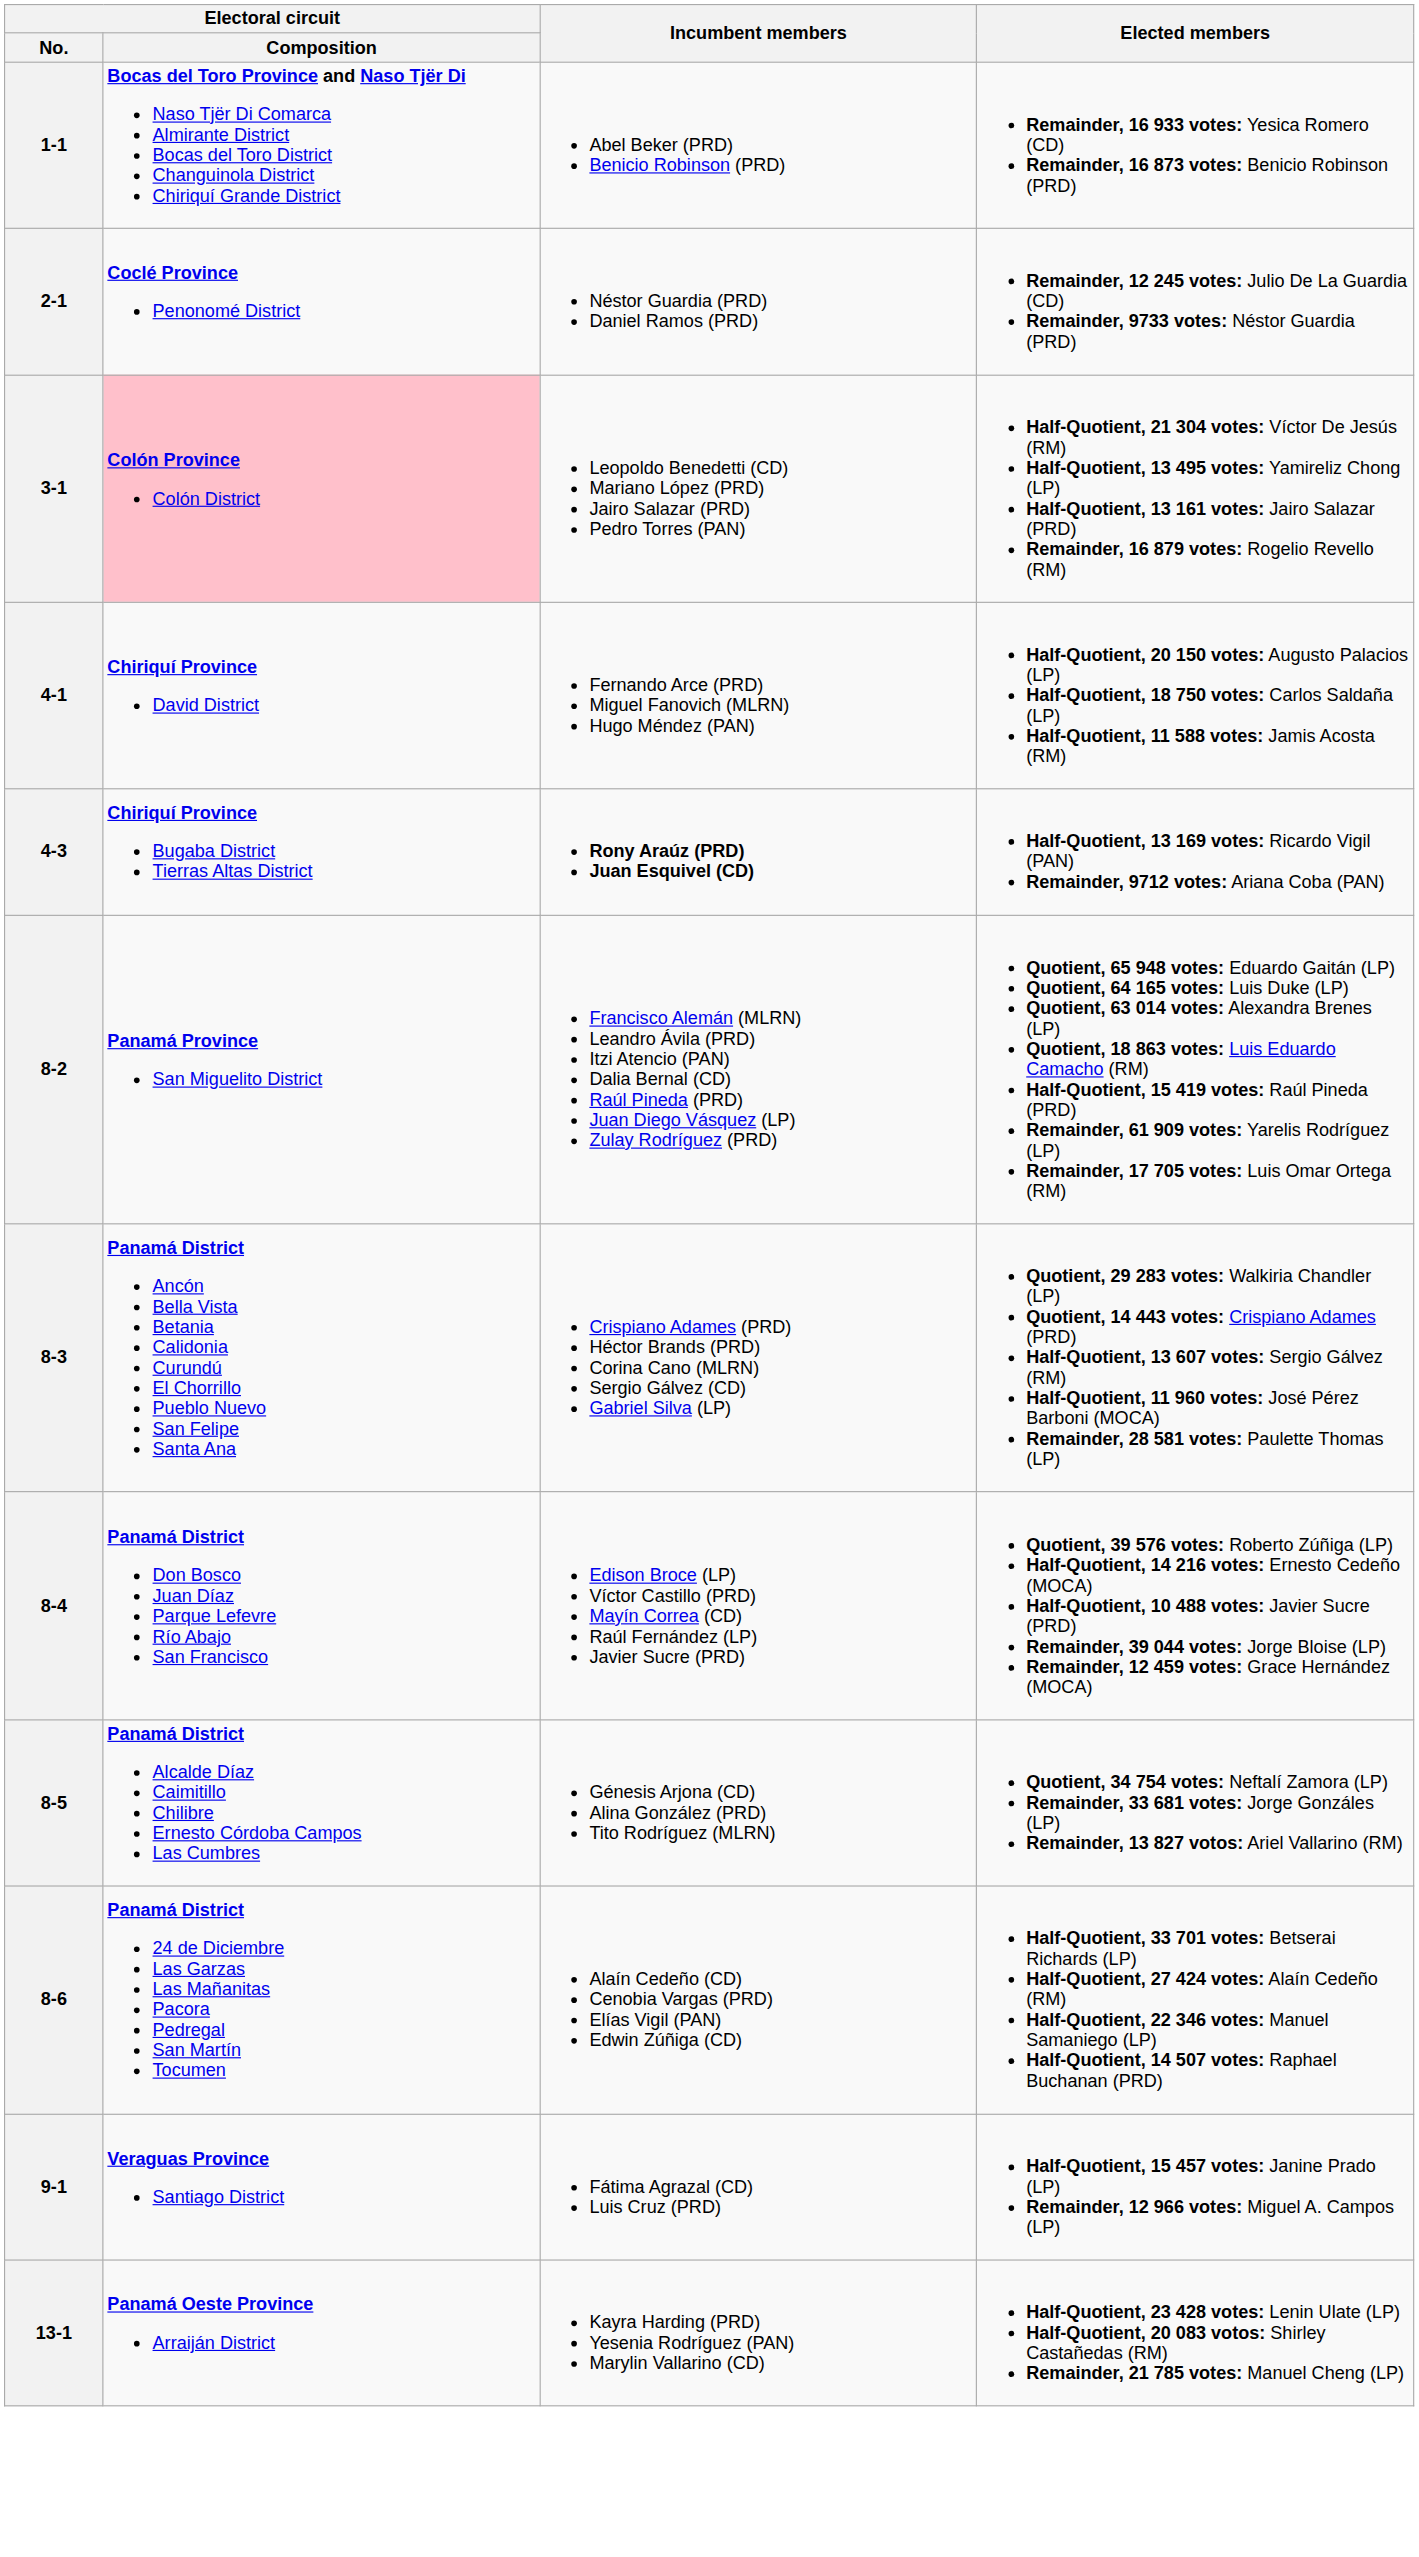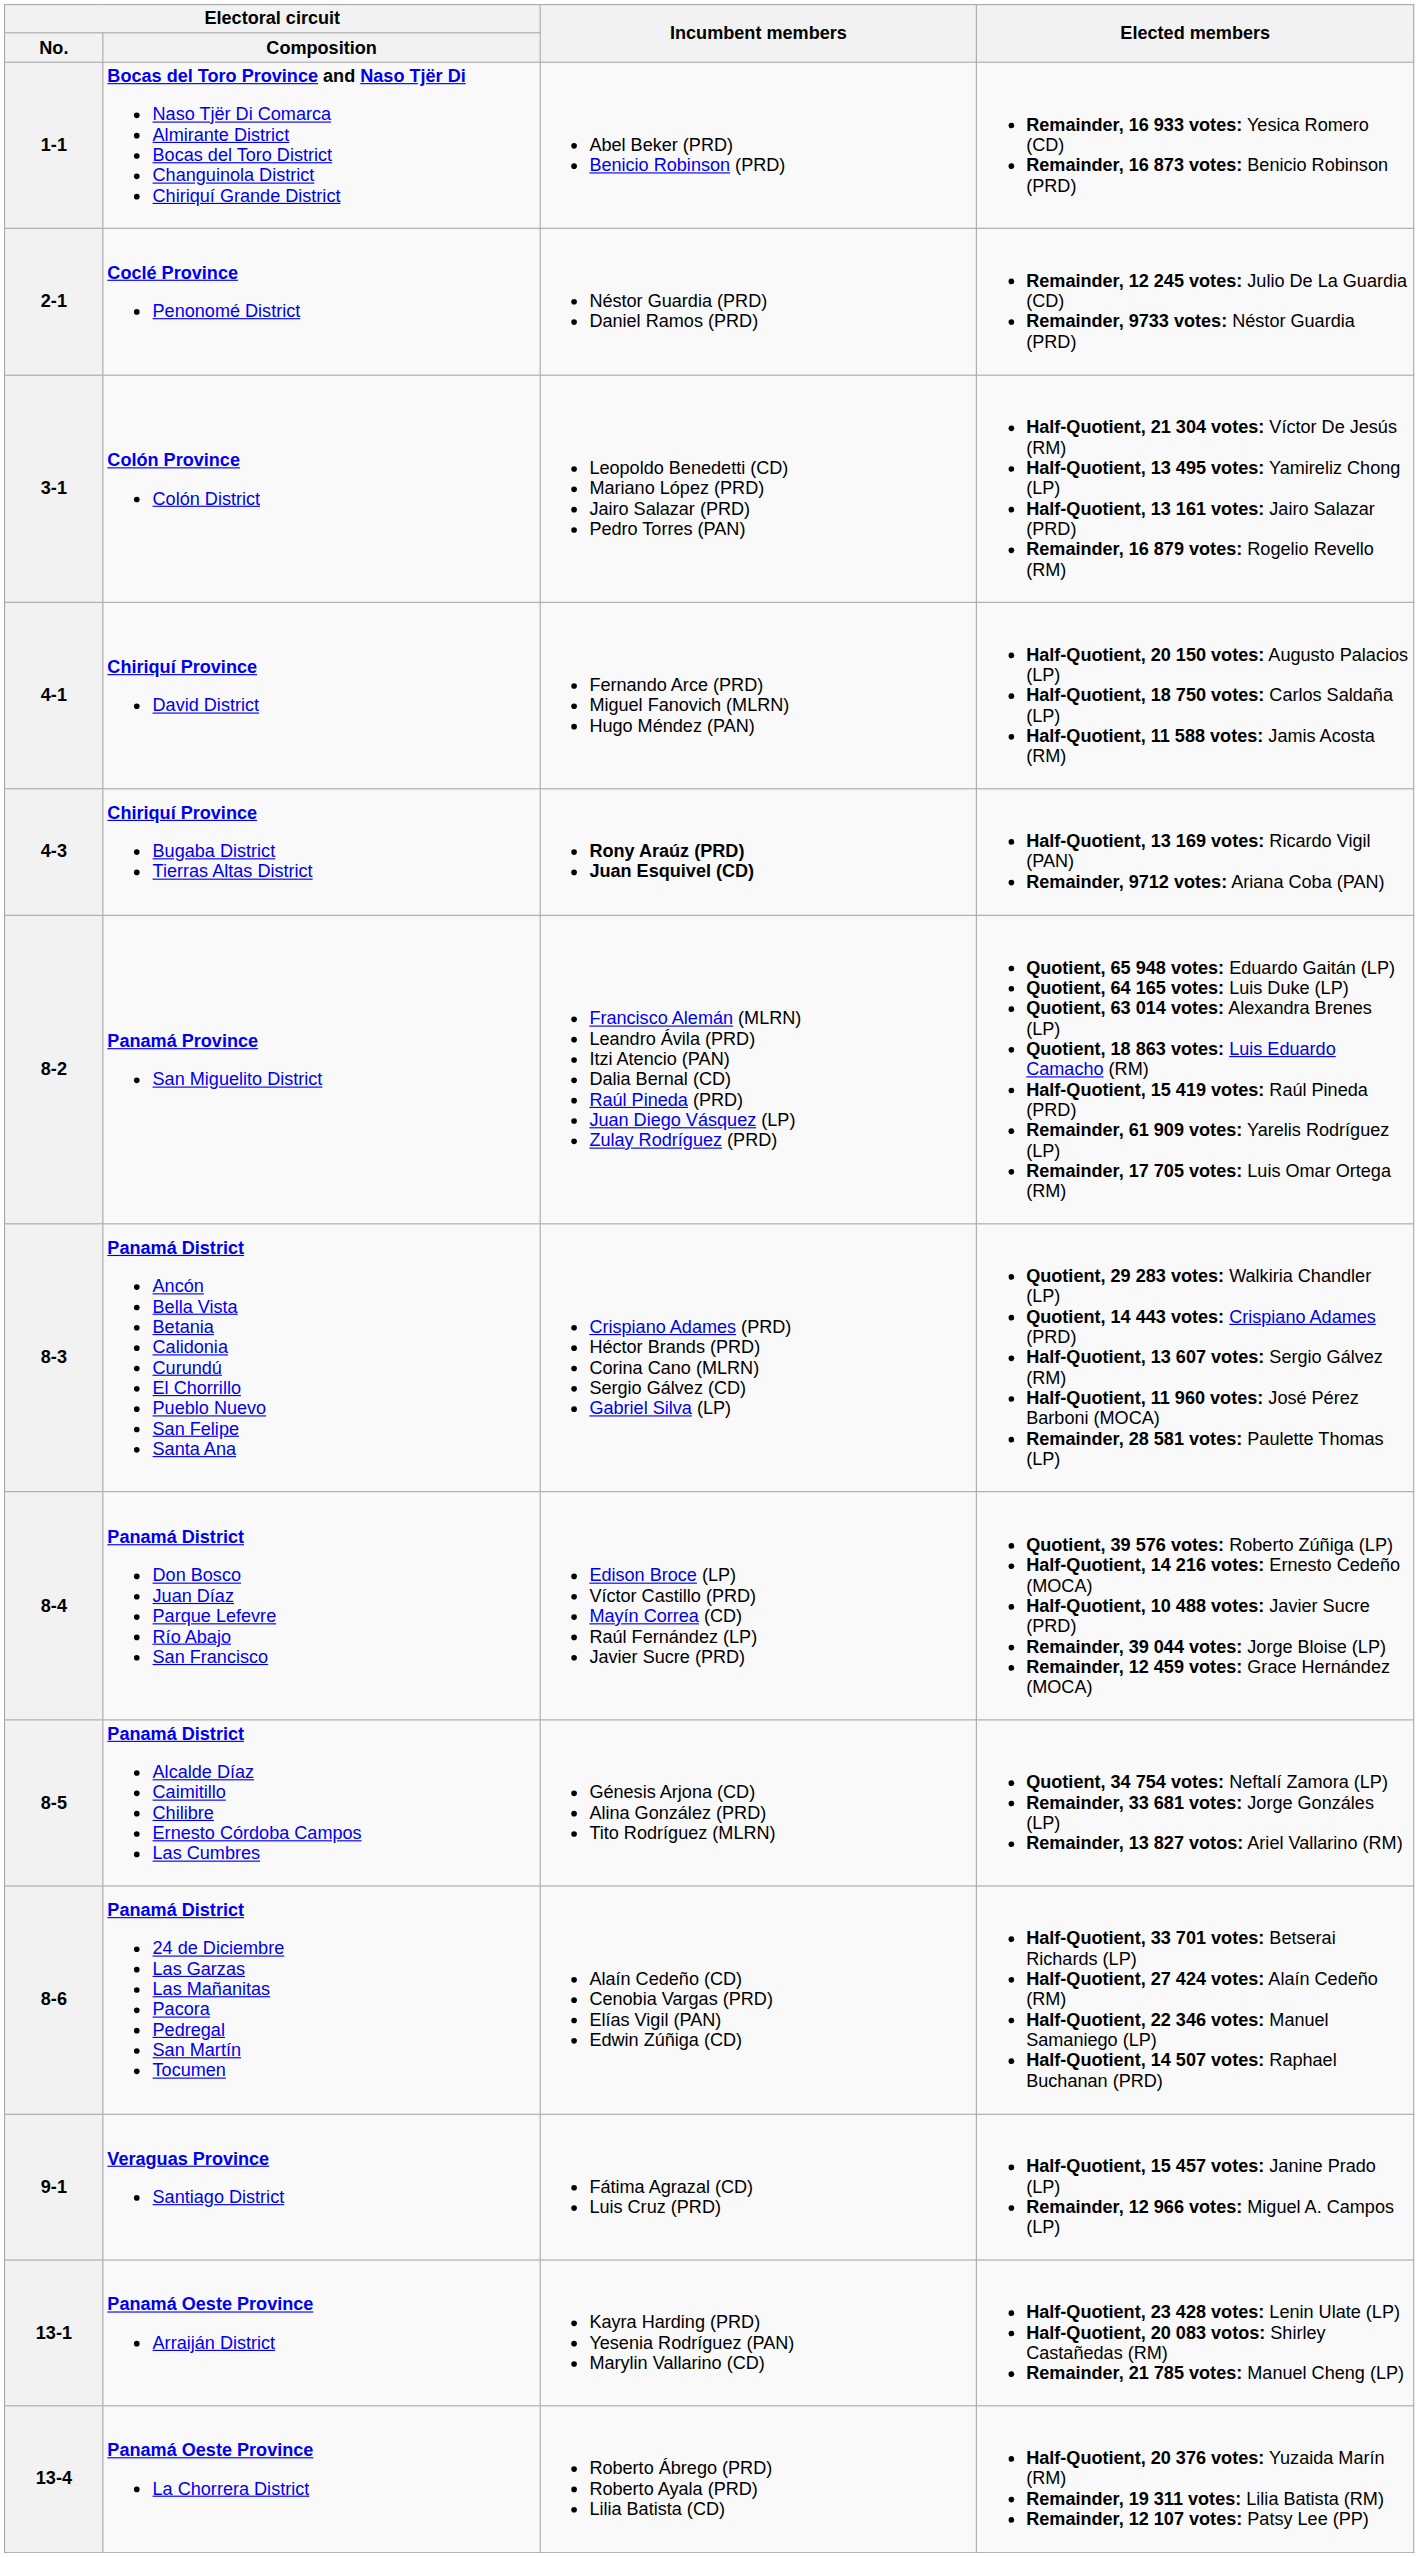(322, 479) pink background -> (322, 479) no background
+ row: (54, 2479)
